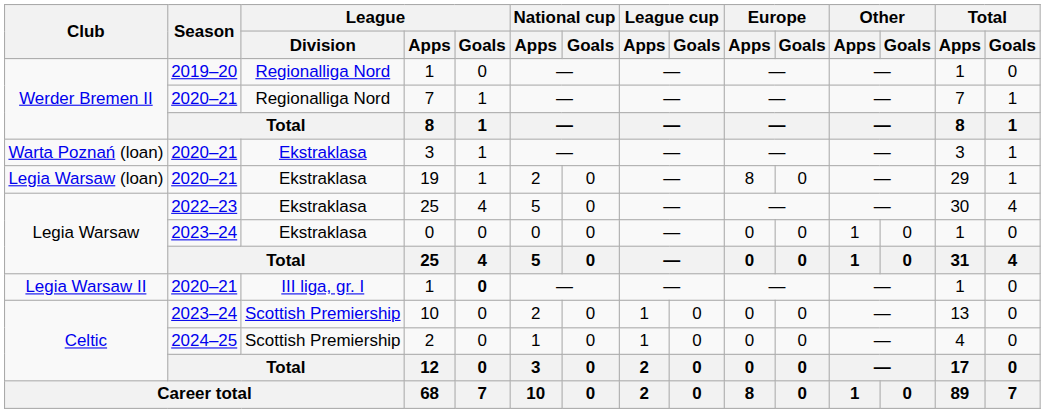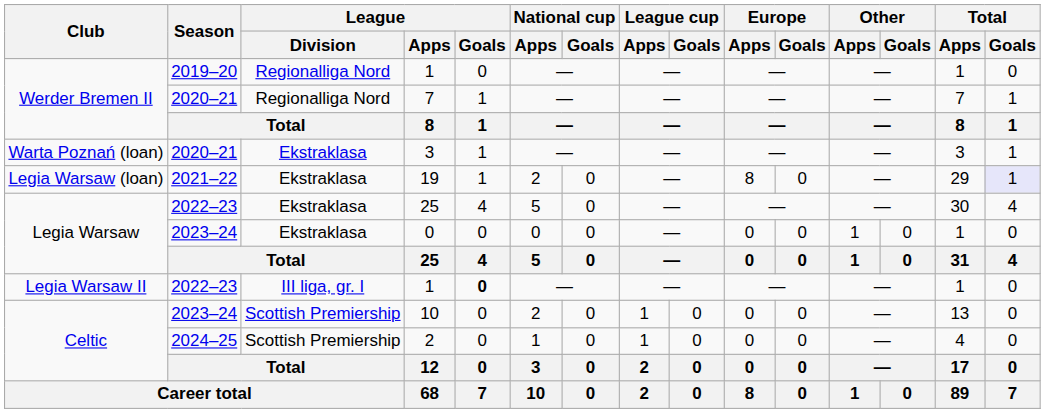(204, 179) 2020–21 -> (204, 179) 2021–22
(1012, 179) no background -> (1012, 179) lavender background
(204, 286) 2020–21 -> (204, 286) 2022–23
